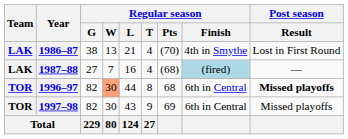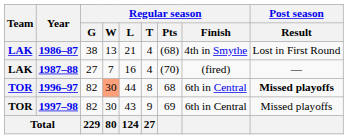(170, 51) (70) -> (170, 51) (68)
(170, 69) (68) -> (170, 69) (70)
(216, 69) lightblue background -> (216, 69) no background
